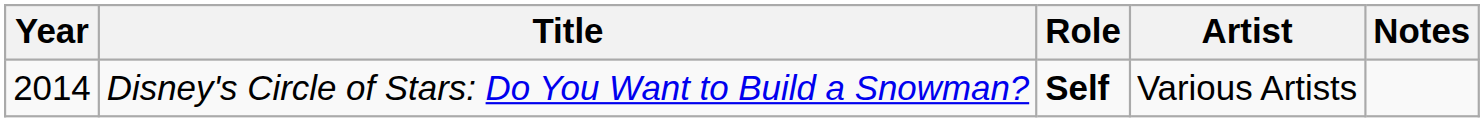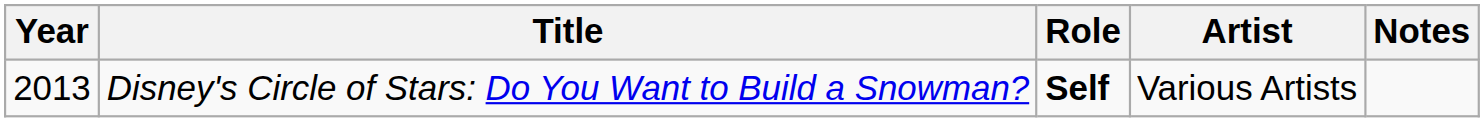(52, 87) 2014 -> (52, 87) 2013
